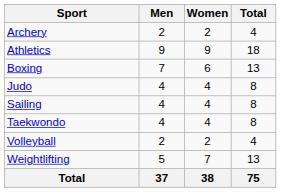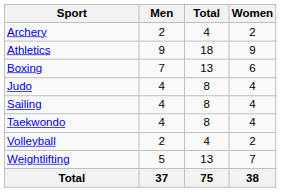columns swapped: (208, 13) <-> (253, 13)
